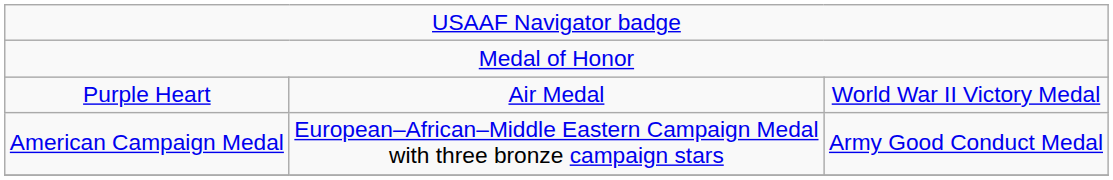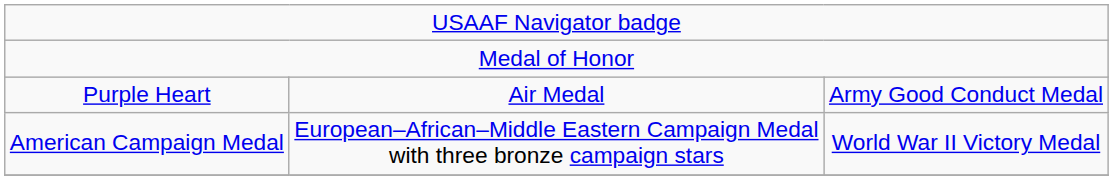(966, 94) World War II Victory Medal -> (966, 94) Army Good Conduct Medal
(966, 143) Army Good Conduct Medal -> (966, 143) World War II Victory Medal
